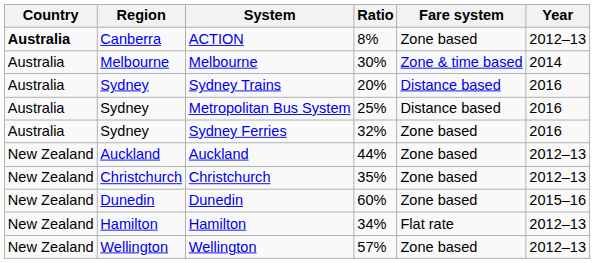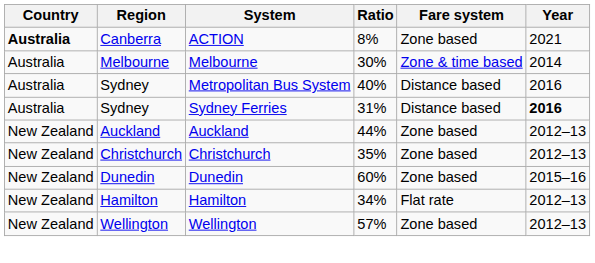(558, 39) 2012–13 -> (546, 39) 2021
- row: (235, 85)
(372, 108) 25% -> (372, 85) 40%
(372, 131) 32% -> (372, 108) 31%
(439, 131) Zone based -> (451, 108) Distance based
(546, 131) normal -> (546, 108) bold
